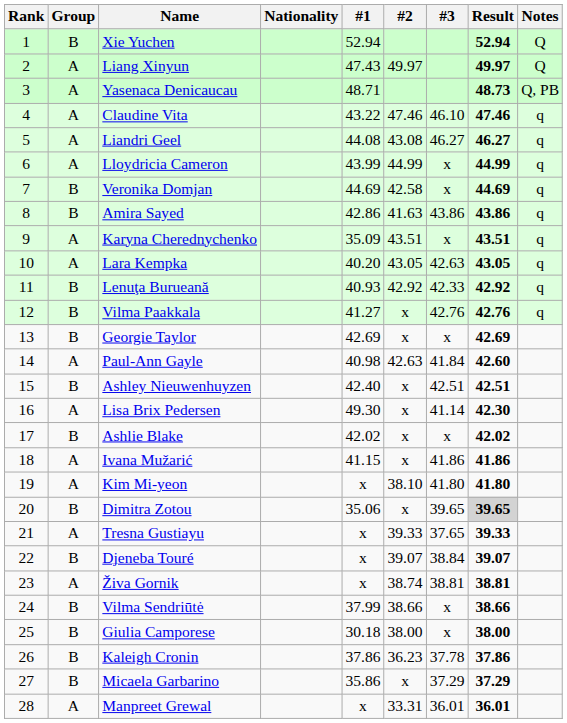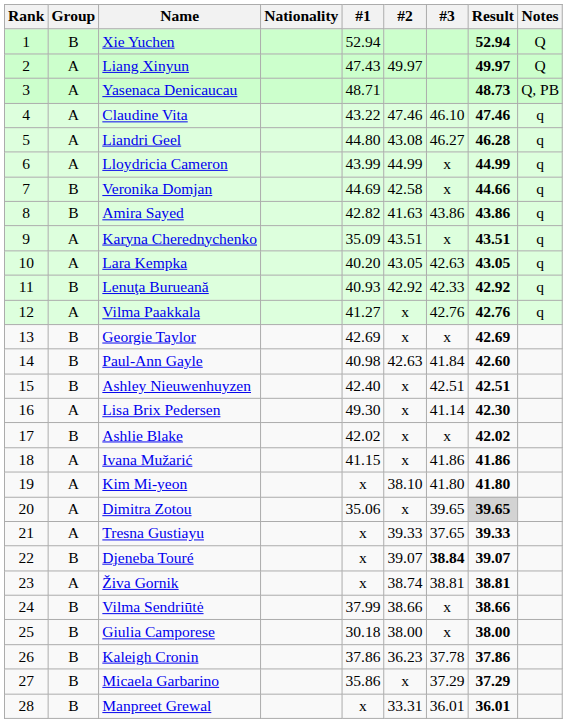(363, 139) 44.08 -> (363, 139) 44.80
(493, 139) 46.27 -> (493, 139) 46.28
(493, 189) 44.69 -> (493, 189) 44.66
(363, 213) 42.86 -> (363, 213) 42.82
(73, 312) B -> (73, 312) A
(73, 361) A -> (73, 361) B
(73, 509) B -> (73, 509) A
(447, 558) normal -> (447, 558) bold
(73, 705) A -> (73, 705) B
